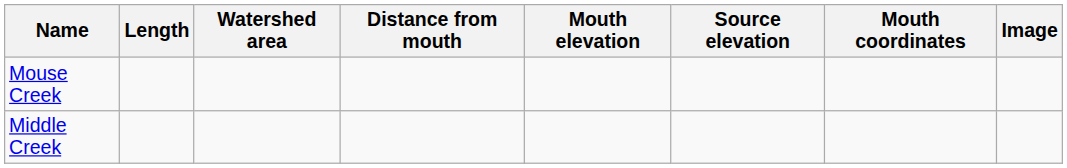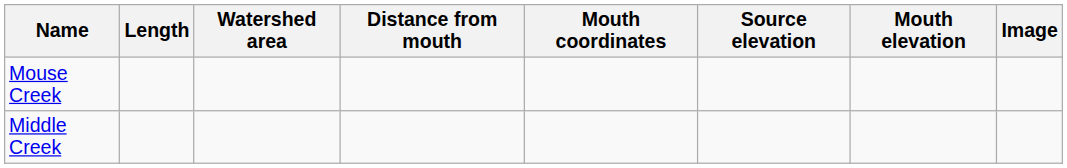columns swapped: (598, 30) <-> (911, 30)
